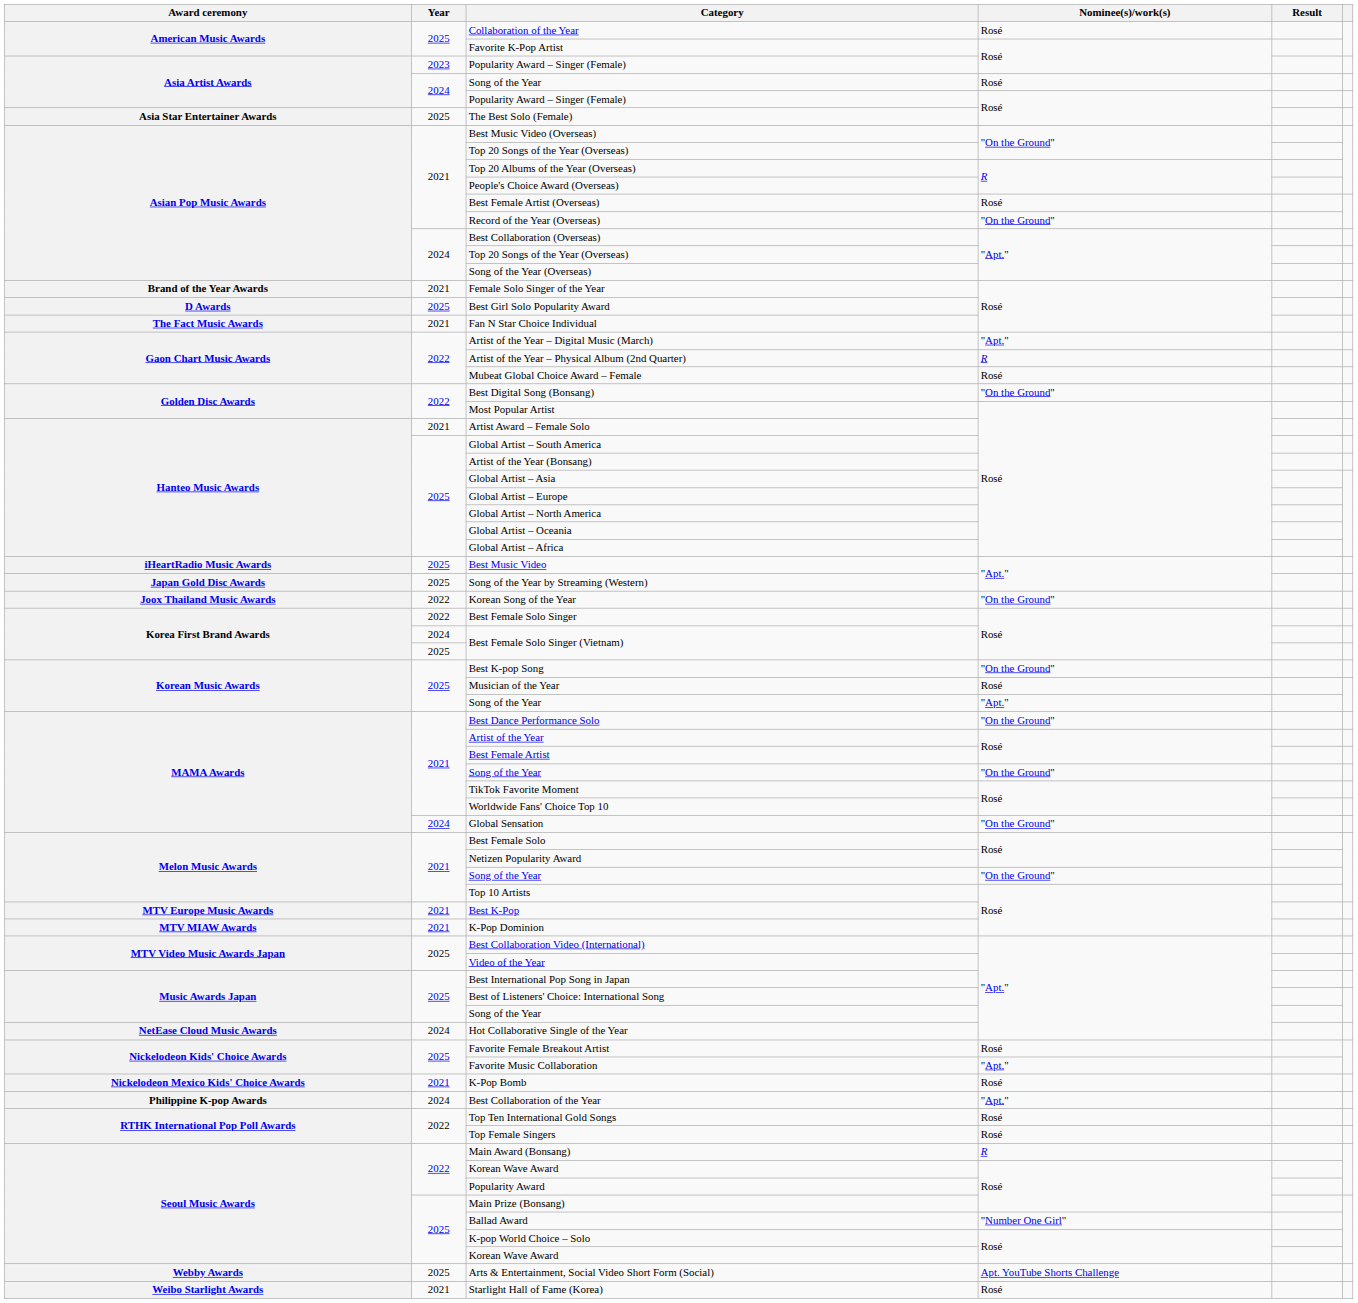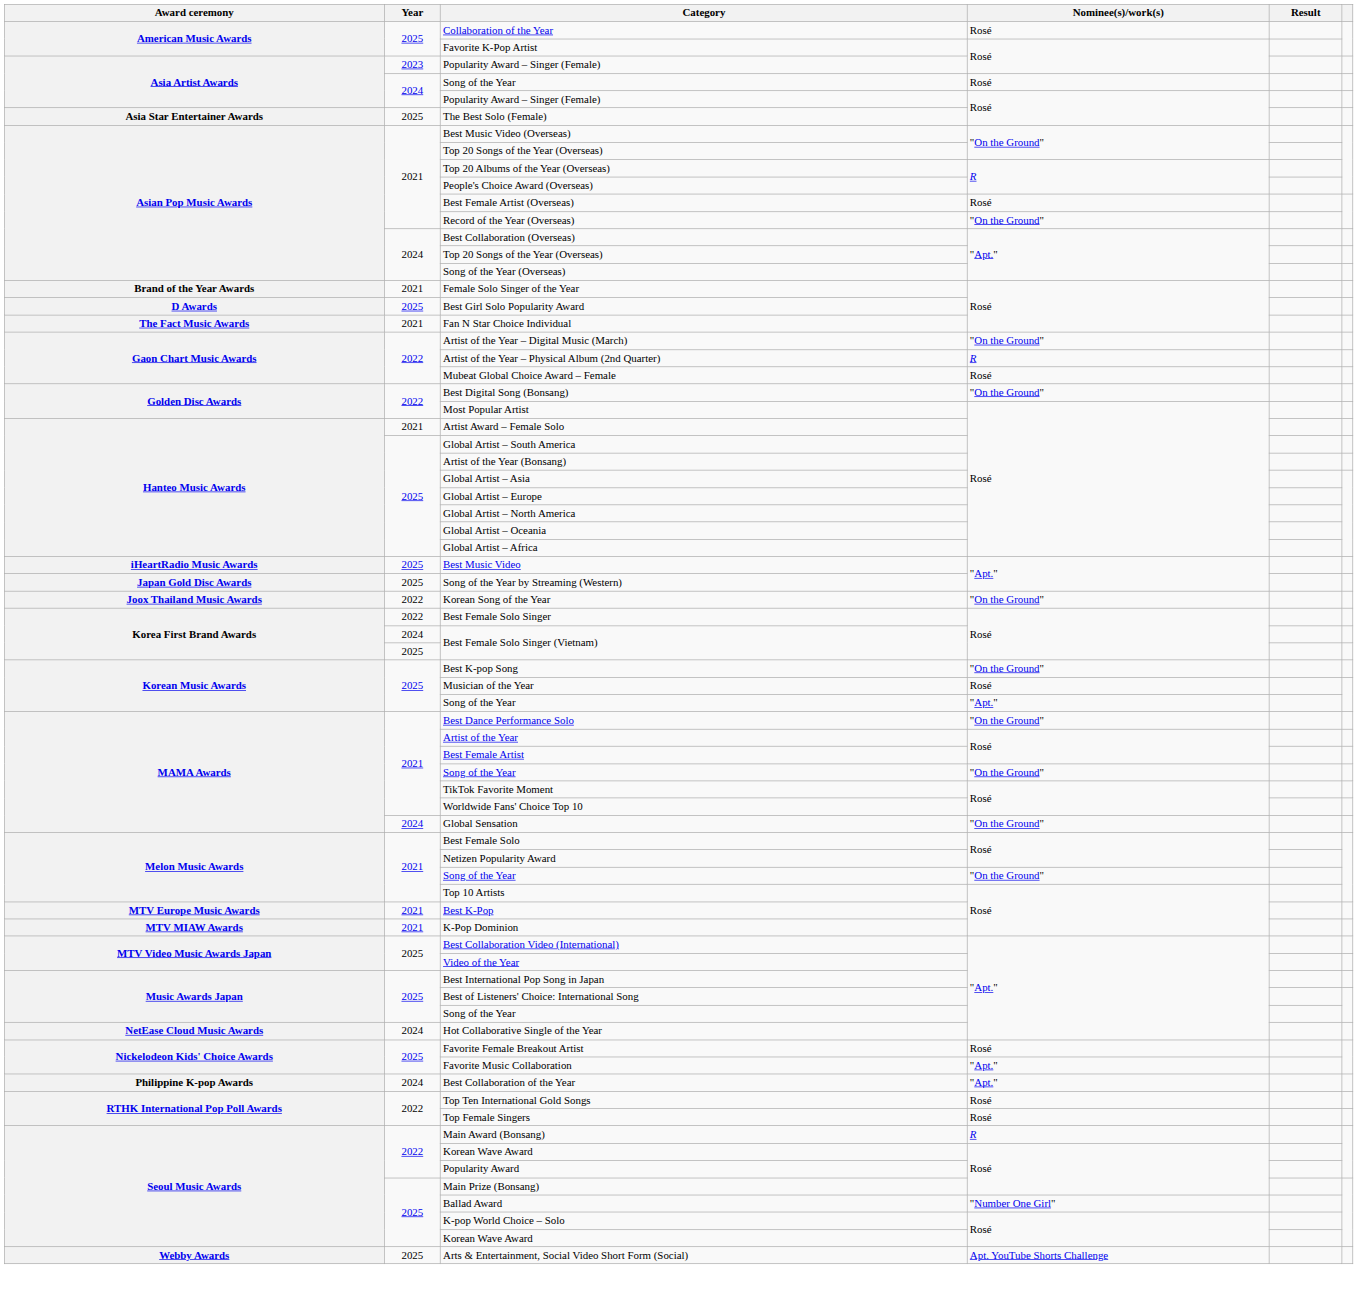(995, 340) "Apt." -> (1007, 340) "On the Ground"
- row: (439, 1082)
- row: (439, 1289)
